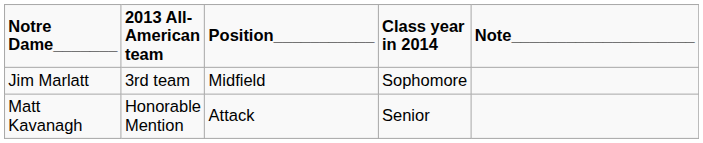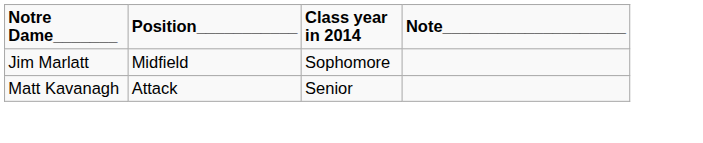- column: (162, 36)
